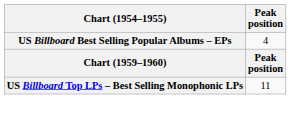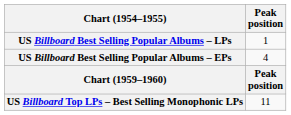+ row: (125, 40)
